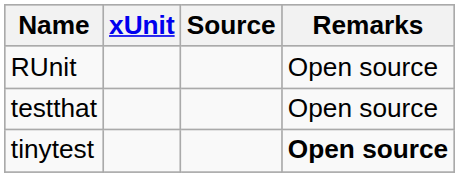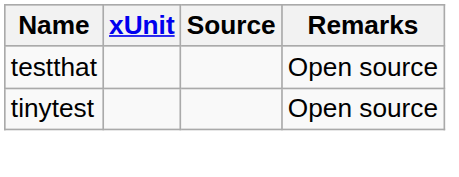- row: (44, 66)
(368, 150) bold -> (363, 108) normal
